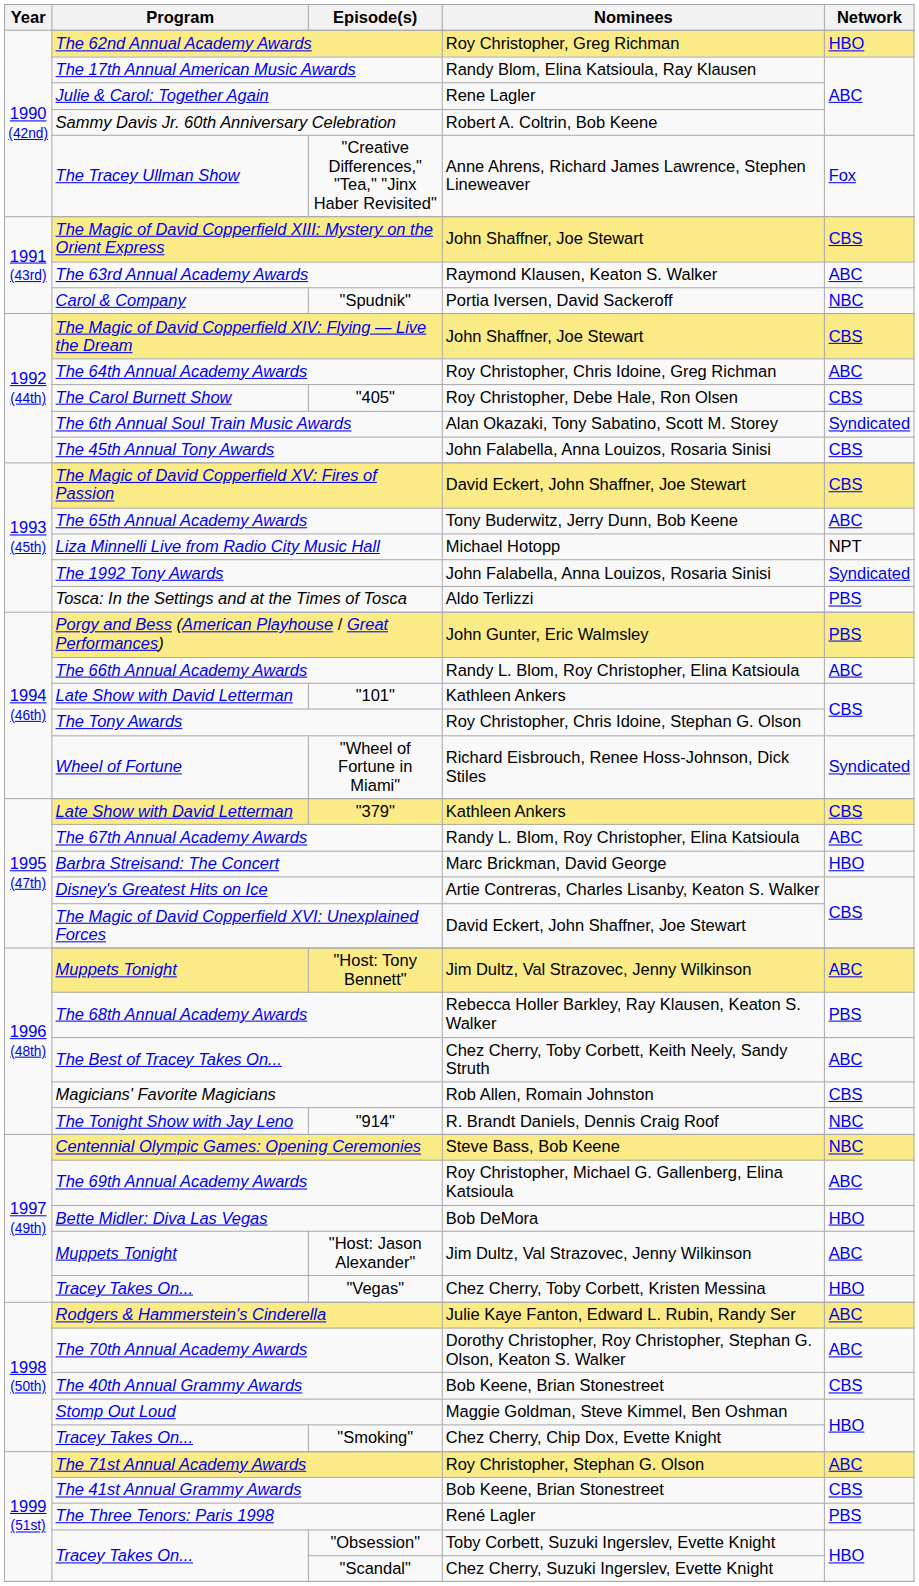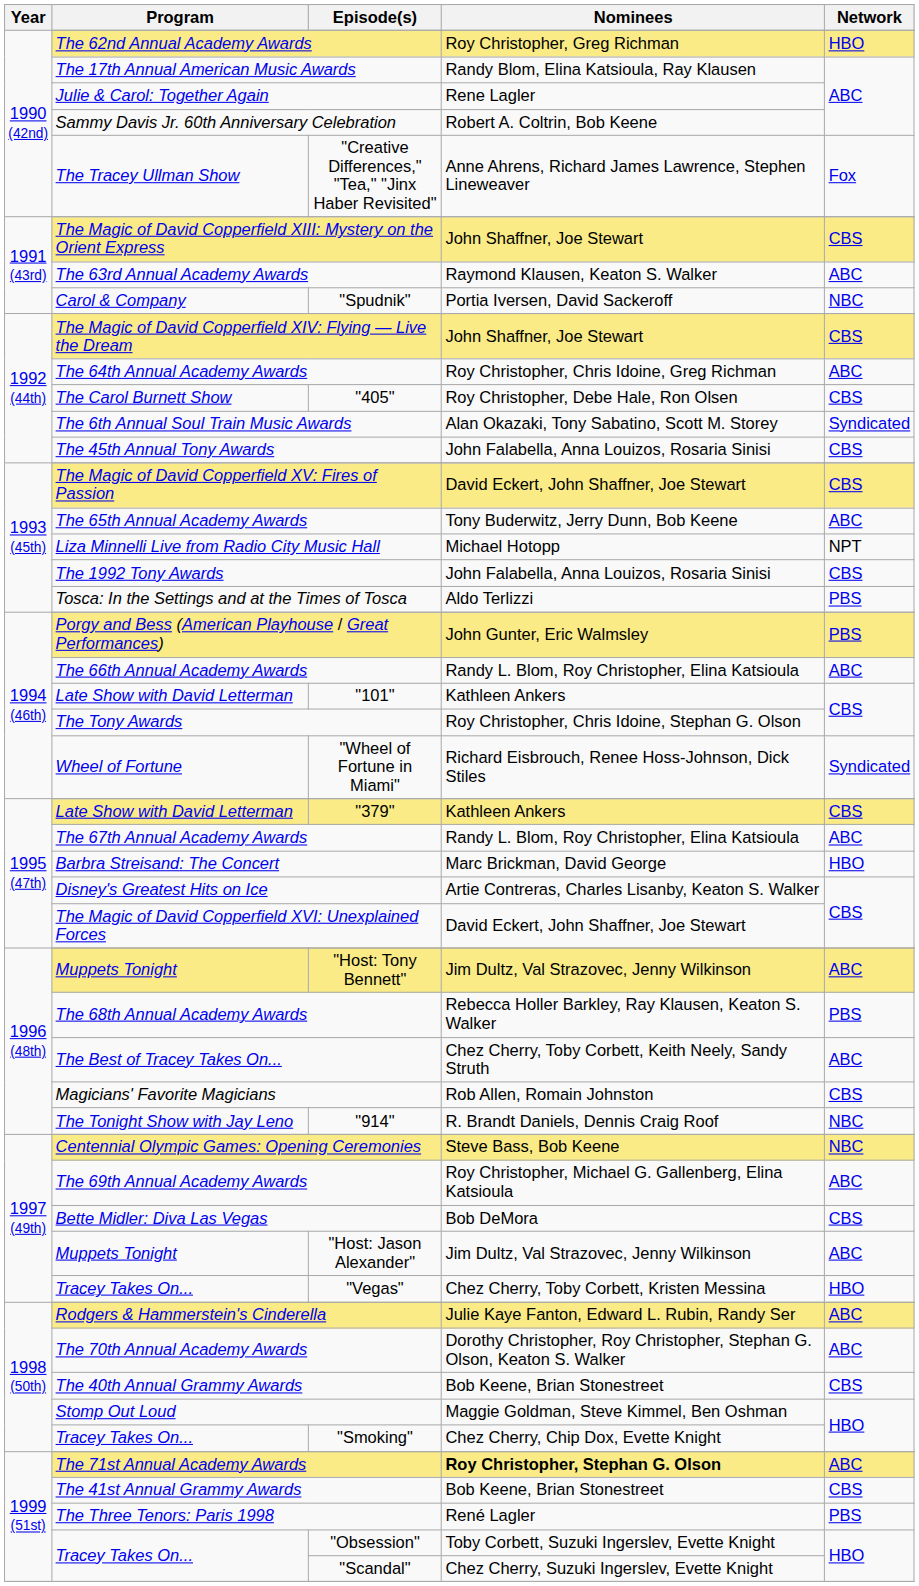(869, 573) Syndicated -> (846, 573) CBS
(846, 1218) HBO -> (846, 1218) CBS
(575, 1464) normal -> (583, 1464) bold
